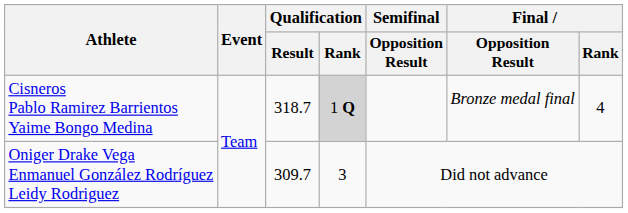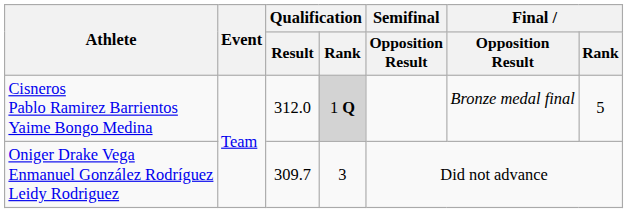(293, 108) 318.7 -> (293, 108) 312.0
(600, 108) 4 -> (600, 108) 5
